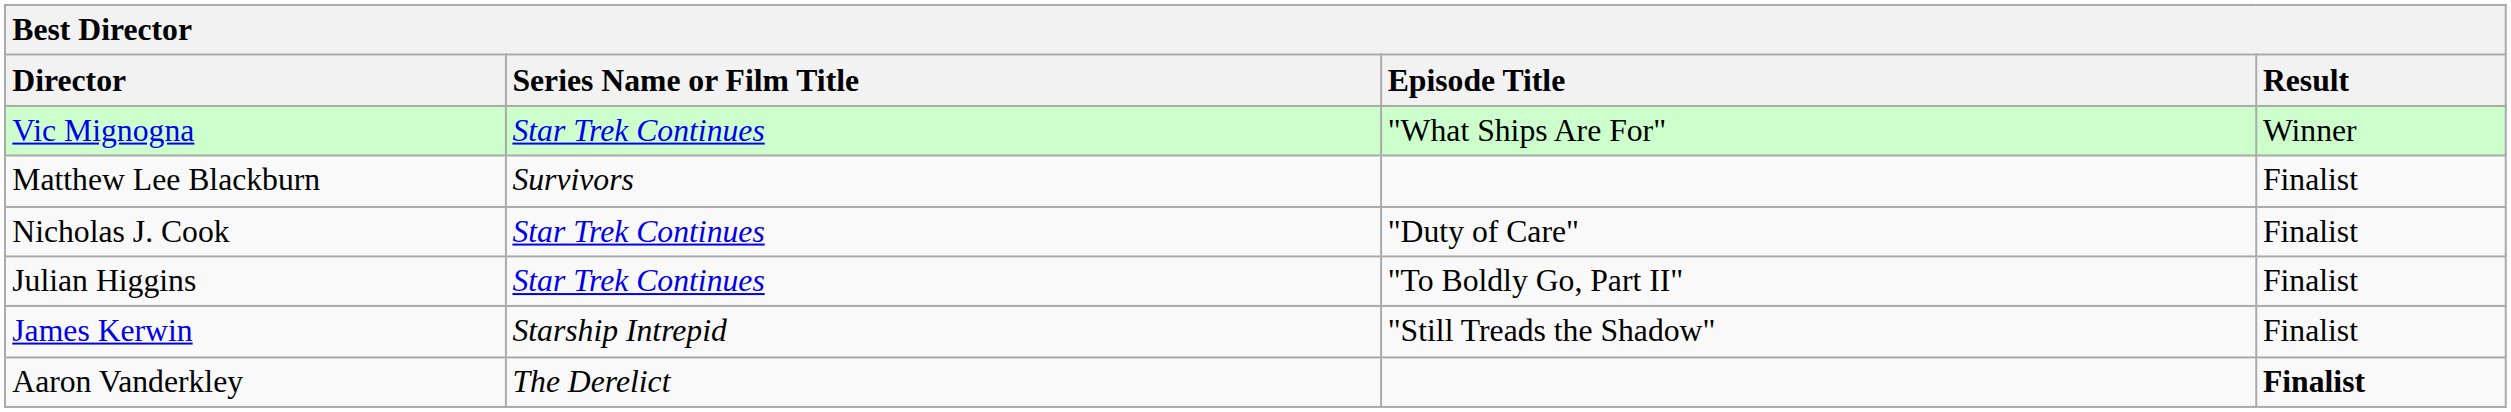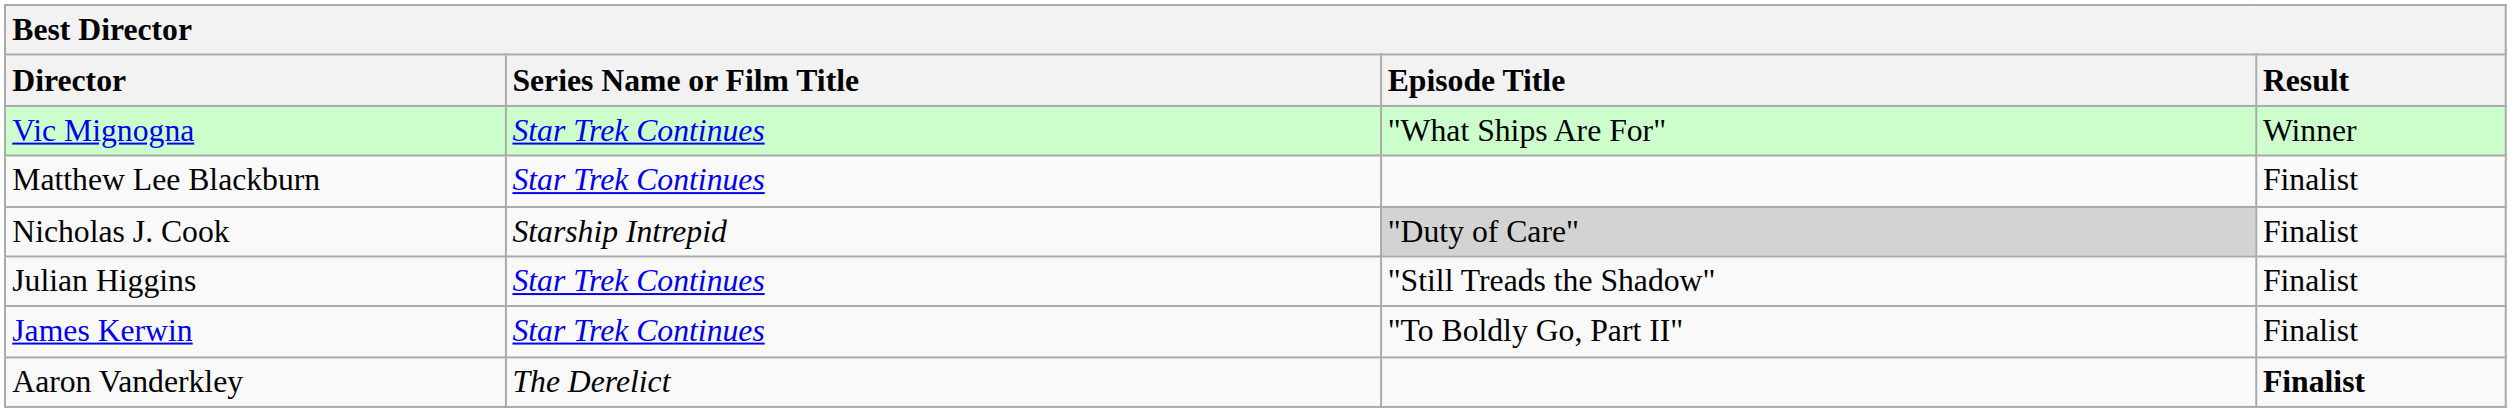(573, 180) Survivors -> (639, 180) Star Trek Continues
(639, 230) Star Trek Continues -> (620, 230) Starship Intrepid
(1483, 230) no background -> (1483, 230) lightgrey background
(1535, 280) "To Boldly Go, Part II" -> (1552, 280) "Still Treads the Shadow"
(620, 331) Starship Intrepid -> (639, 331) Star Trek Continues
(1552, 331) "Still Treads the Shadow" -> (1535, 331) "To Boldly Go, Part II"
